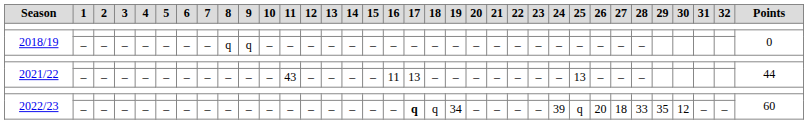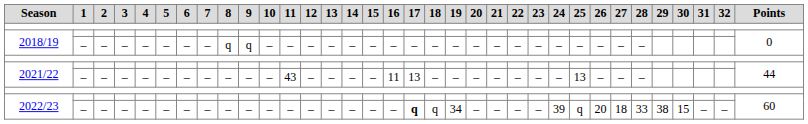(662, 109) 35 -> (662, 109) 38
(683, 109) 12 -> (683, 109) 15
